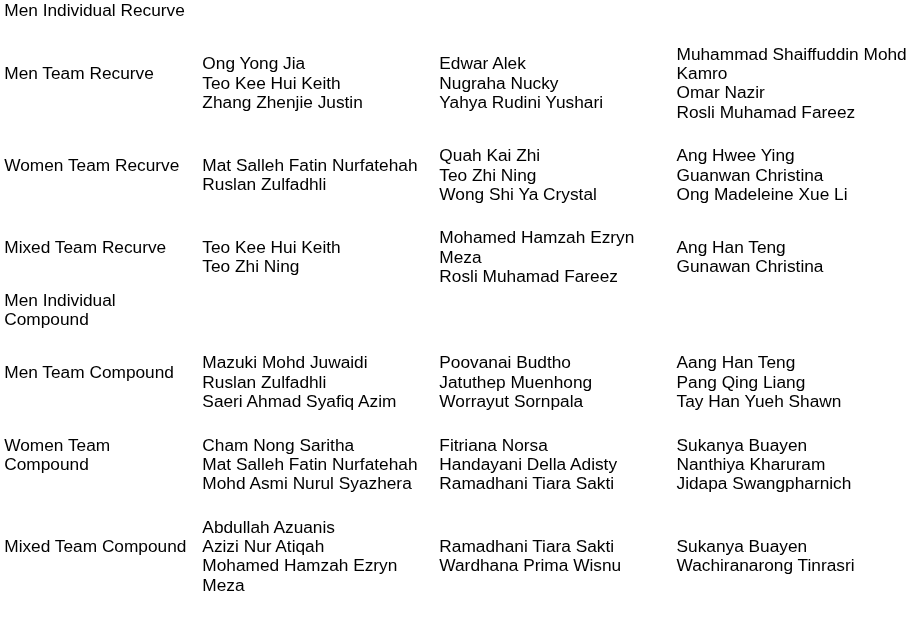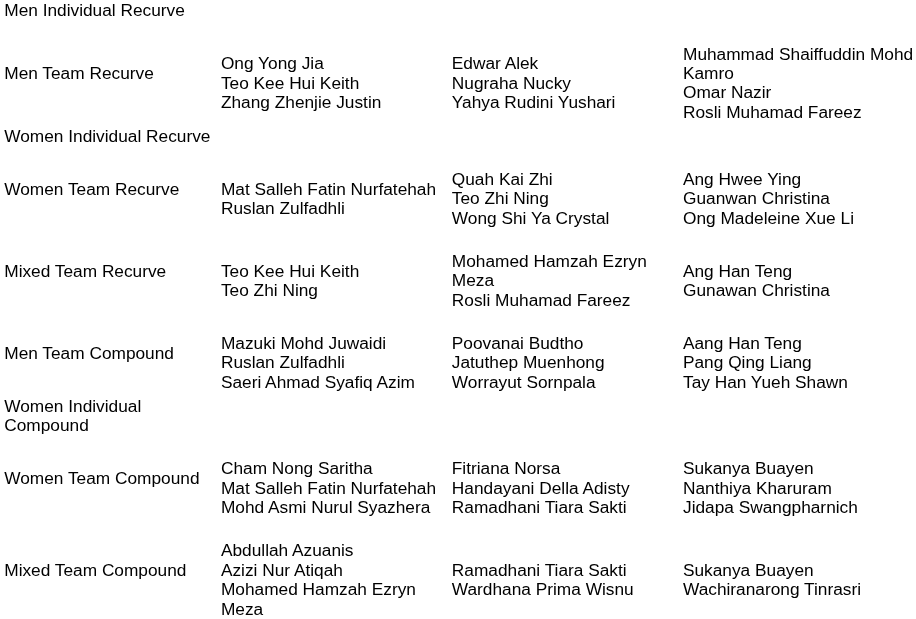+ row: (107, 136)
- row: (60, 310)
+ row: (73, 415)
